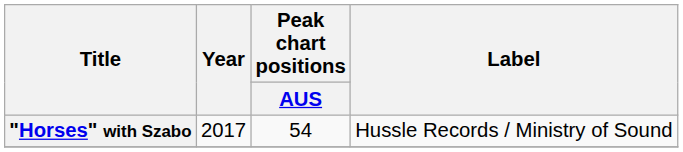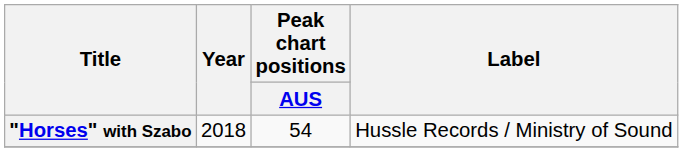(224, 130) 2017 -> (224, 130) 2018
